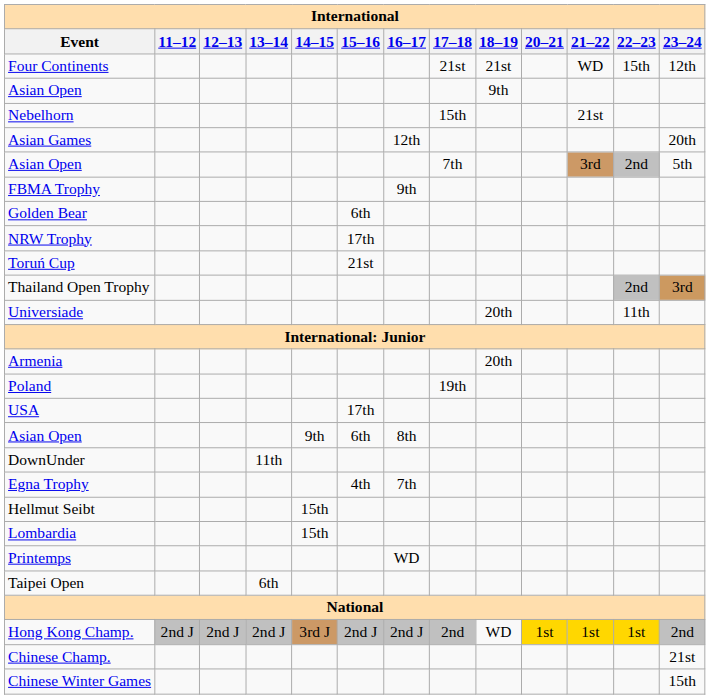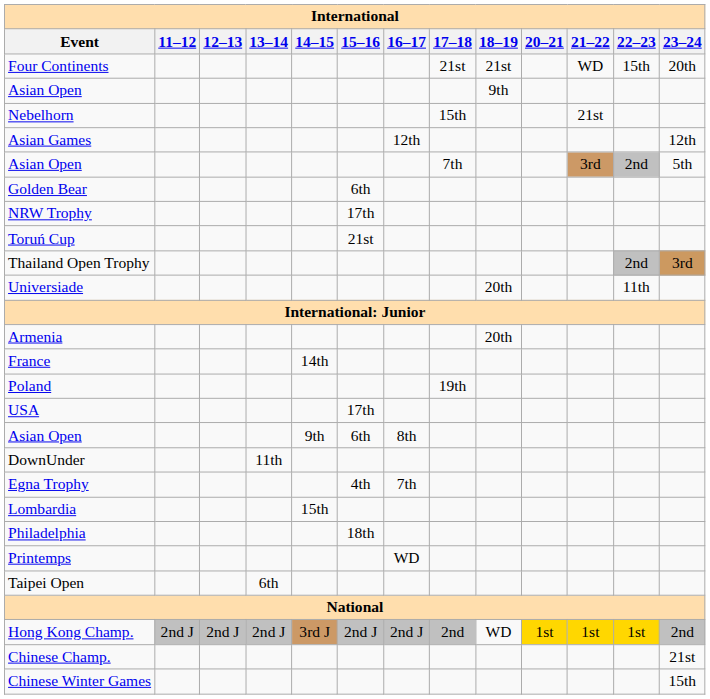(682, 66) 12th -> (682, 66) 20th
(682, 139) 20th -> (682, 139) 12th
- row: (54, 189)
+ row: (29, 361)
- row: (51, 509)
+ row: (47, 533)
